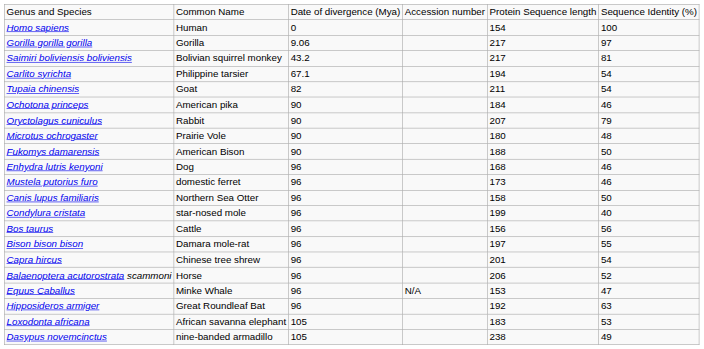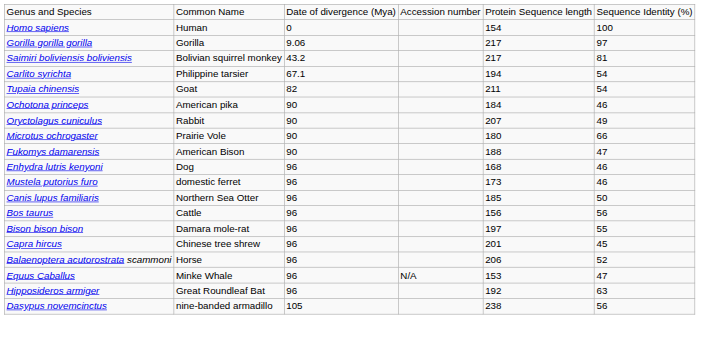(606, 120) 79 -> (602, 120) 49
(606, 136) 48 -> (602, 136) 66
(606, 151) 50 -> (602, 151) 47
(498, 197) 158 -> (493, 197) 185
- row: (46, 213)
(606, 259) 54 -> (602, 244) 45
- row: (48, 321)
(606, 337) 49 -> (602, 306) 56
